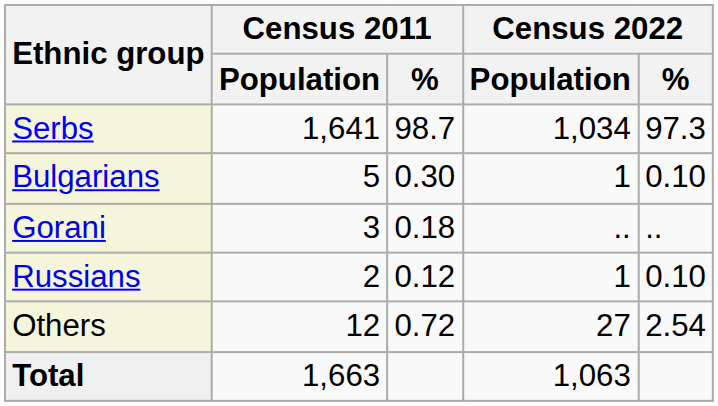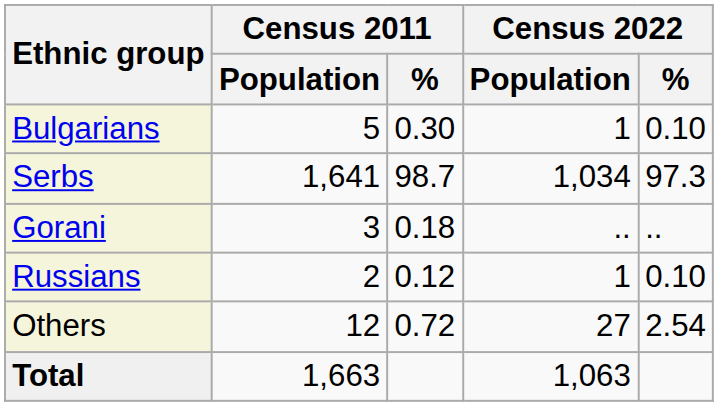rows swapped: (53, 128) <-> (86, 177)
